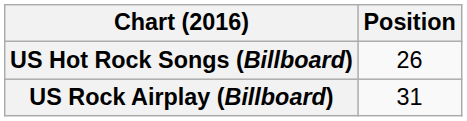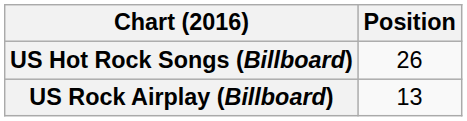(410, 97) 31 -> (410, 97) 13
